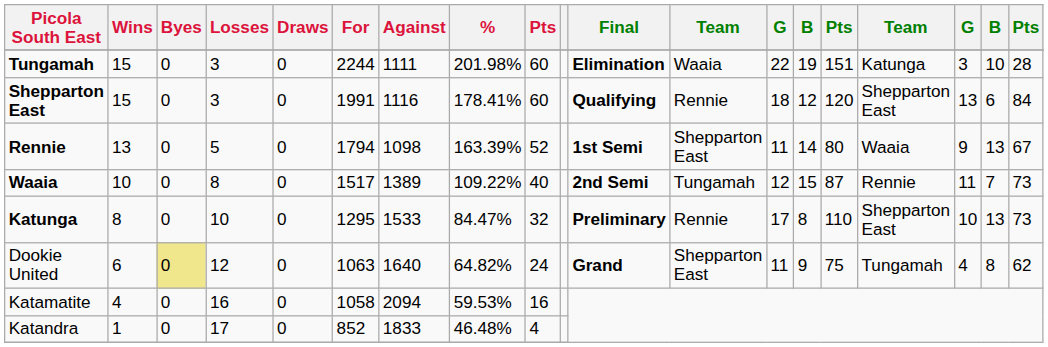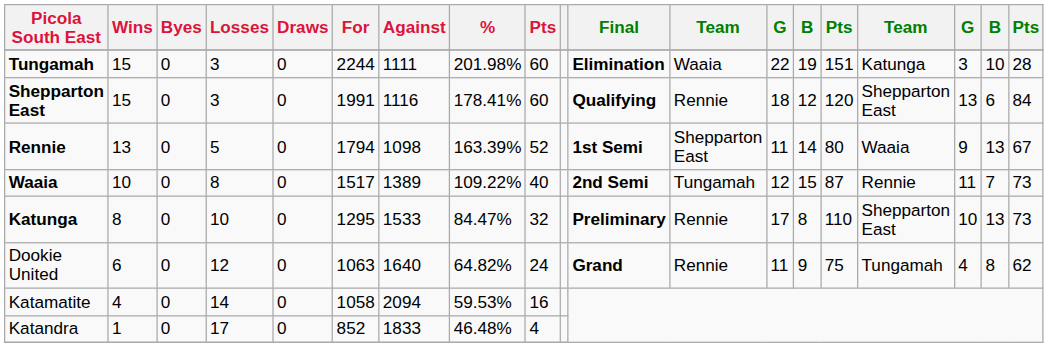(166, 265) khaki background -> (166, 265) no background
(718, 265) Shepparton East -> (701, 265) Rennie
(219, 301) 16 -> (219, 301) 14
